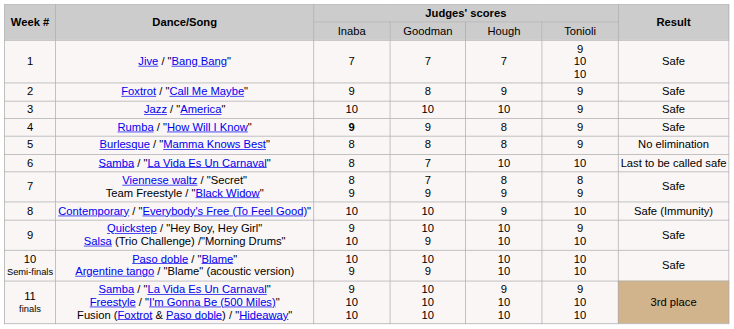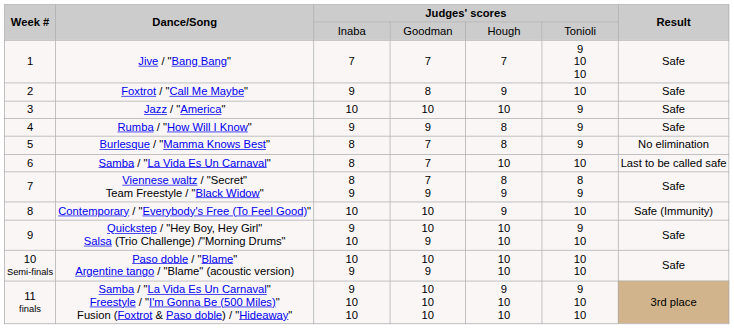(580, 92) 9 -> (580, 92) 10
(352, 127) bold -> (352, 127) normal
(428, 145) 8 -> (428, 145) 7
